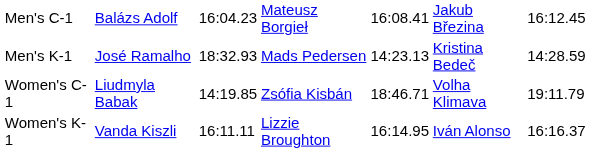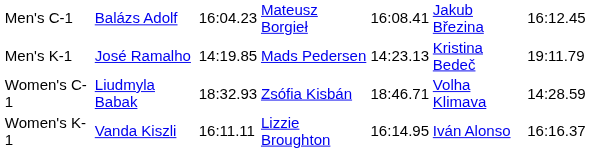(228, 56) 18:32.93 -> (228, 56) 14:19.85
(556, 56) 14:28.59 -> (556, 56) 19:11.79
(228, 93) 14:19.85 -> (228, 93) 18:32.93
(556, 93) 19:11.79 -> (556, 93) 14:28.59
